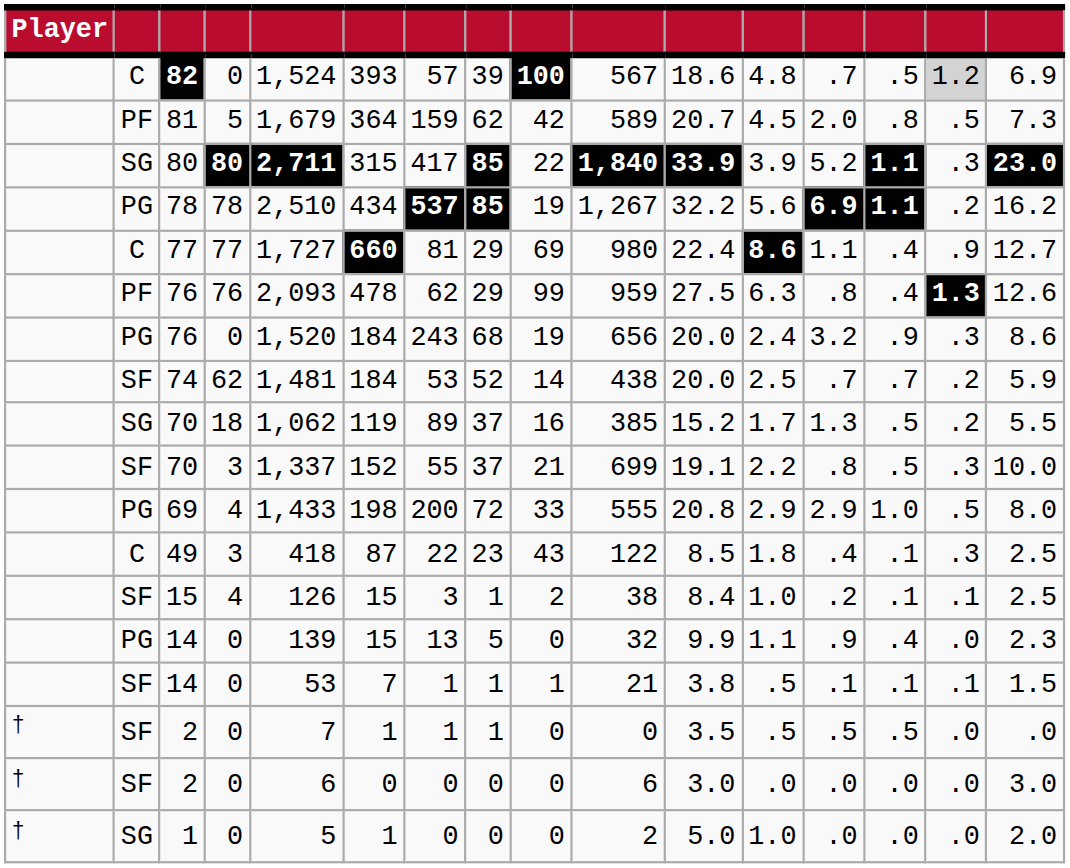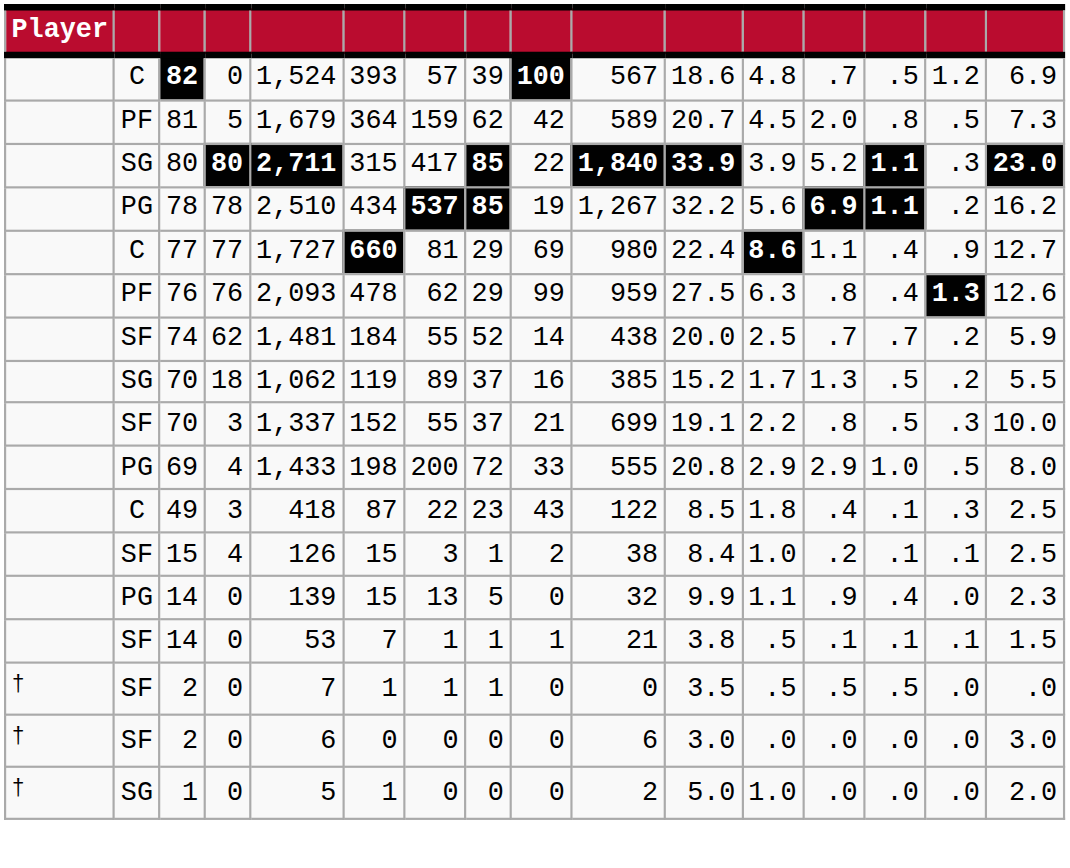(956, 79) lightgrey background -> (956, 79) no background
- row: (137, 339)
(443, 382) 53 -> (443, 339) 55
